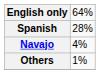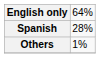- row: (37, 45)
